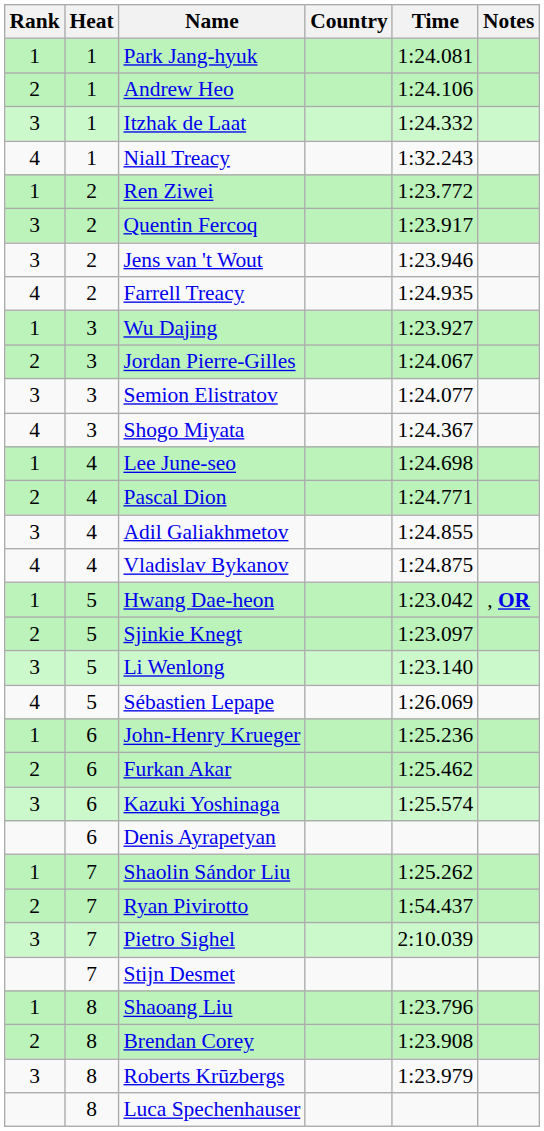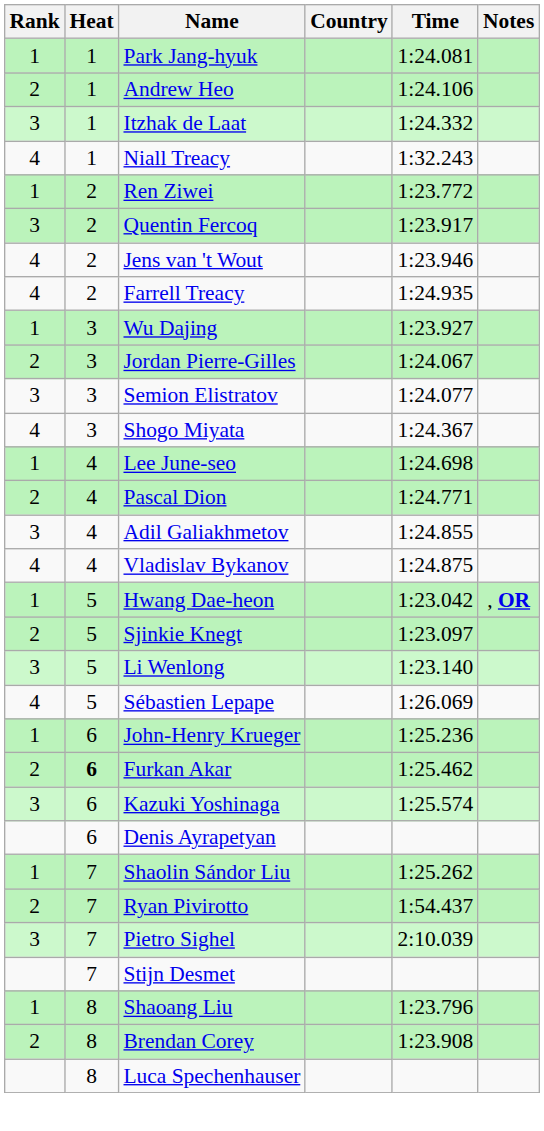(35, 259) 3 -> (35, 259) 4
(92, 769) normal -> (92, 769) bold
- row: (204, 1075)
